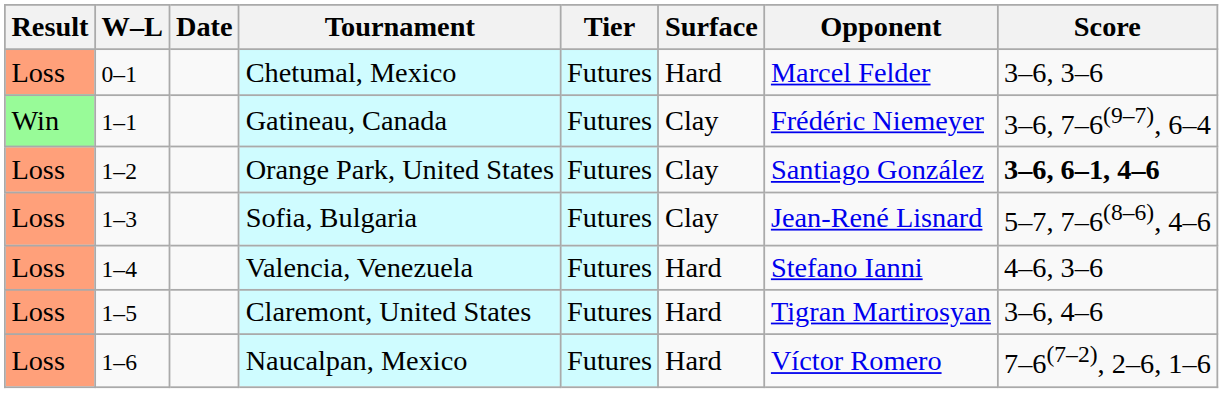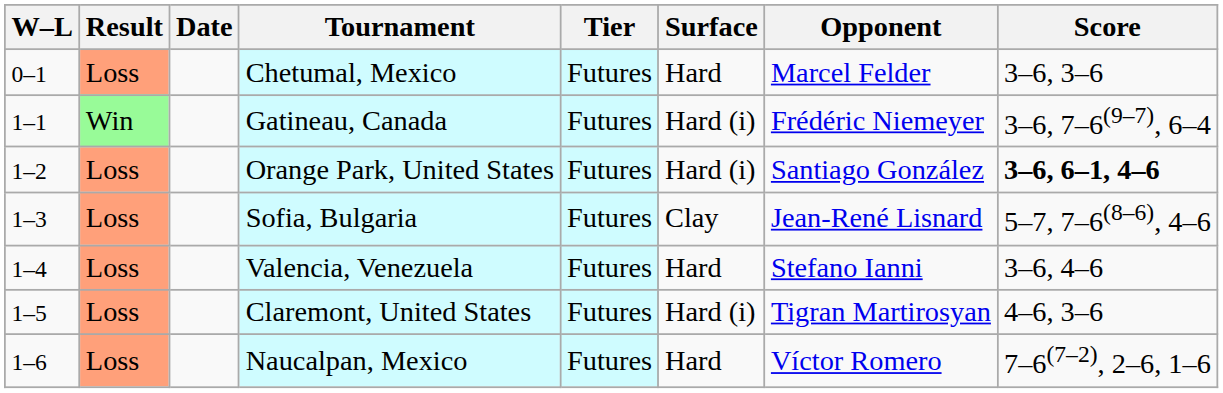columns swapped: (50, 26) <-> (132, 26)
(692, 120) Clay -> (710, 120) Hard (i)
(692, 169) Clay -> (710, 169) Hard (i)
(1054, 266) 4–6, 3–6 -> (1054, 266) 3–6, 4–6
(693, 311) Hard -> (710, 311) Hard (i)
(1054, 311) 3–6, 4–6 -> (1054, 311) 4–6, 3–6
